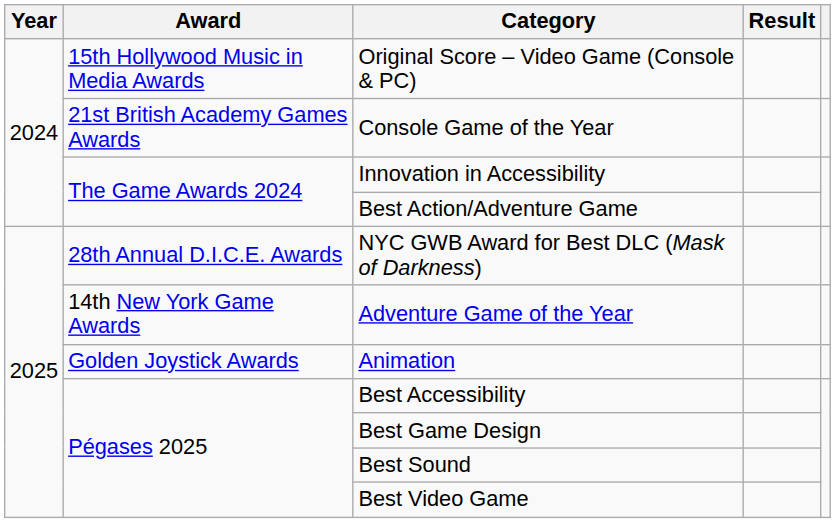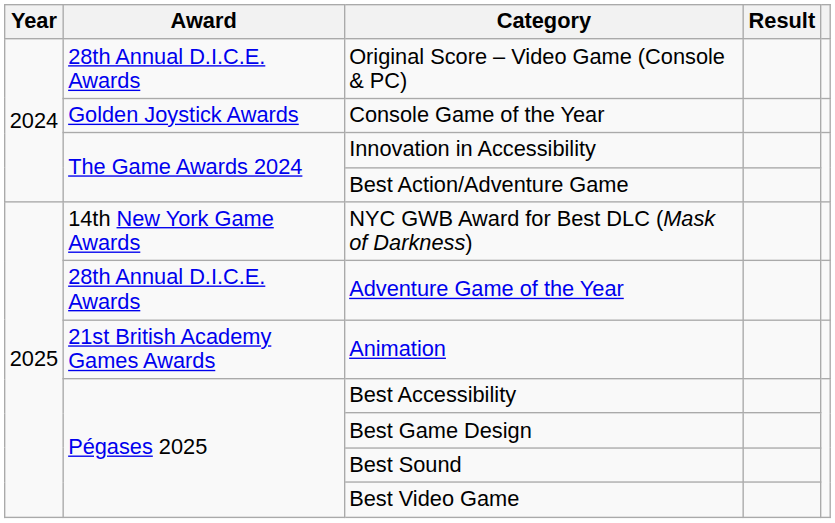(185, 68) 15th Hollywood Music in Media Awards -> (167, 68) 28th Annual D.I.C.E. Awards
(208, 127) 21st British Academy Games Awards -> (183, 115) Golden Joystick Awards
(205, 255) 28th Annual D.I.C.E. Awards -> (171, 231) 14th New York Game Awards
(171, 314) 14th New York Game Awards -> (167, 290) 28th Annual D.I.C.E. Awards
(183, 361) Golden Joystick Awards -> (170, 349) 21st British Academy Games Awards
